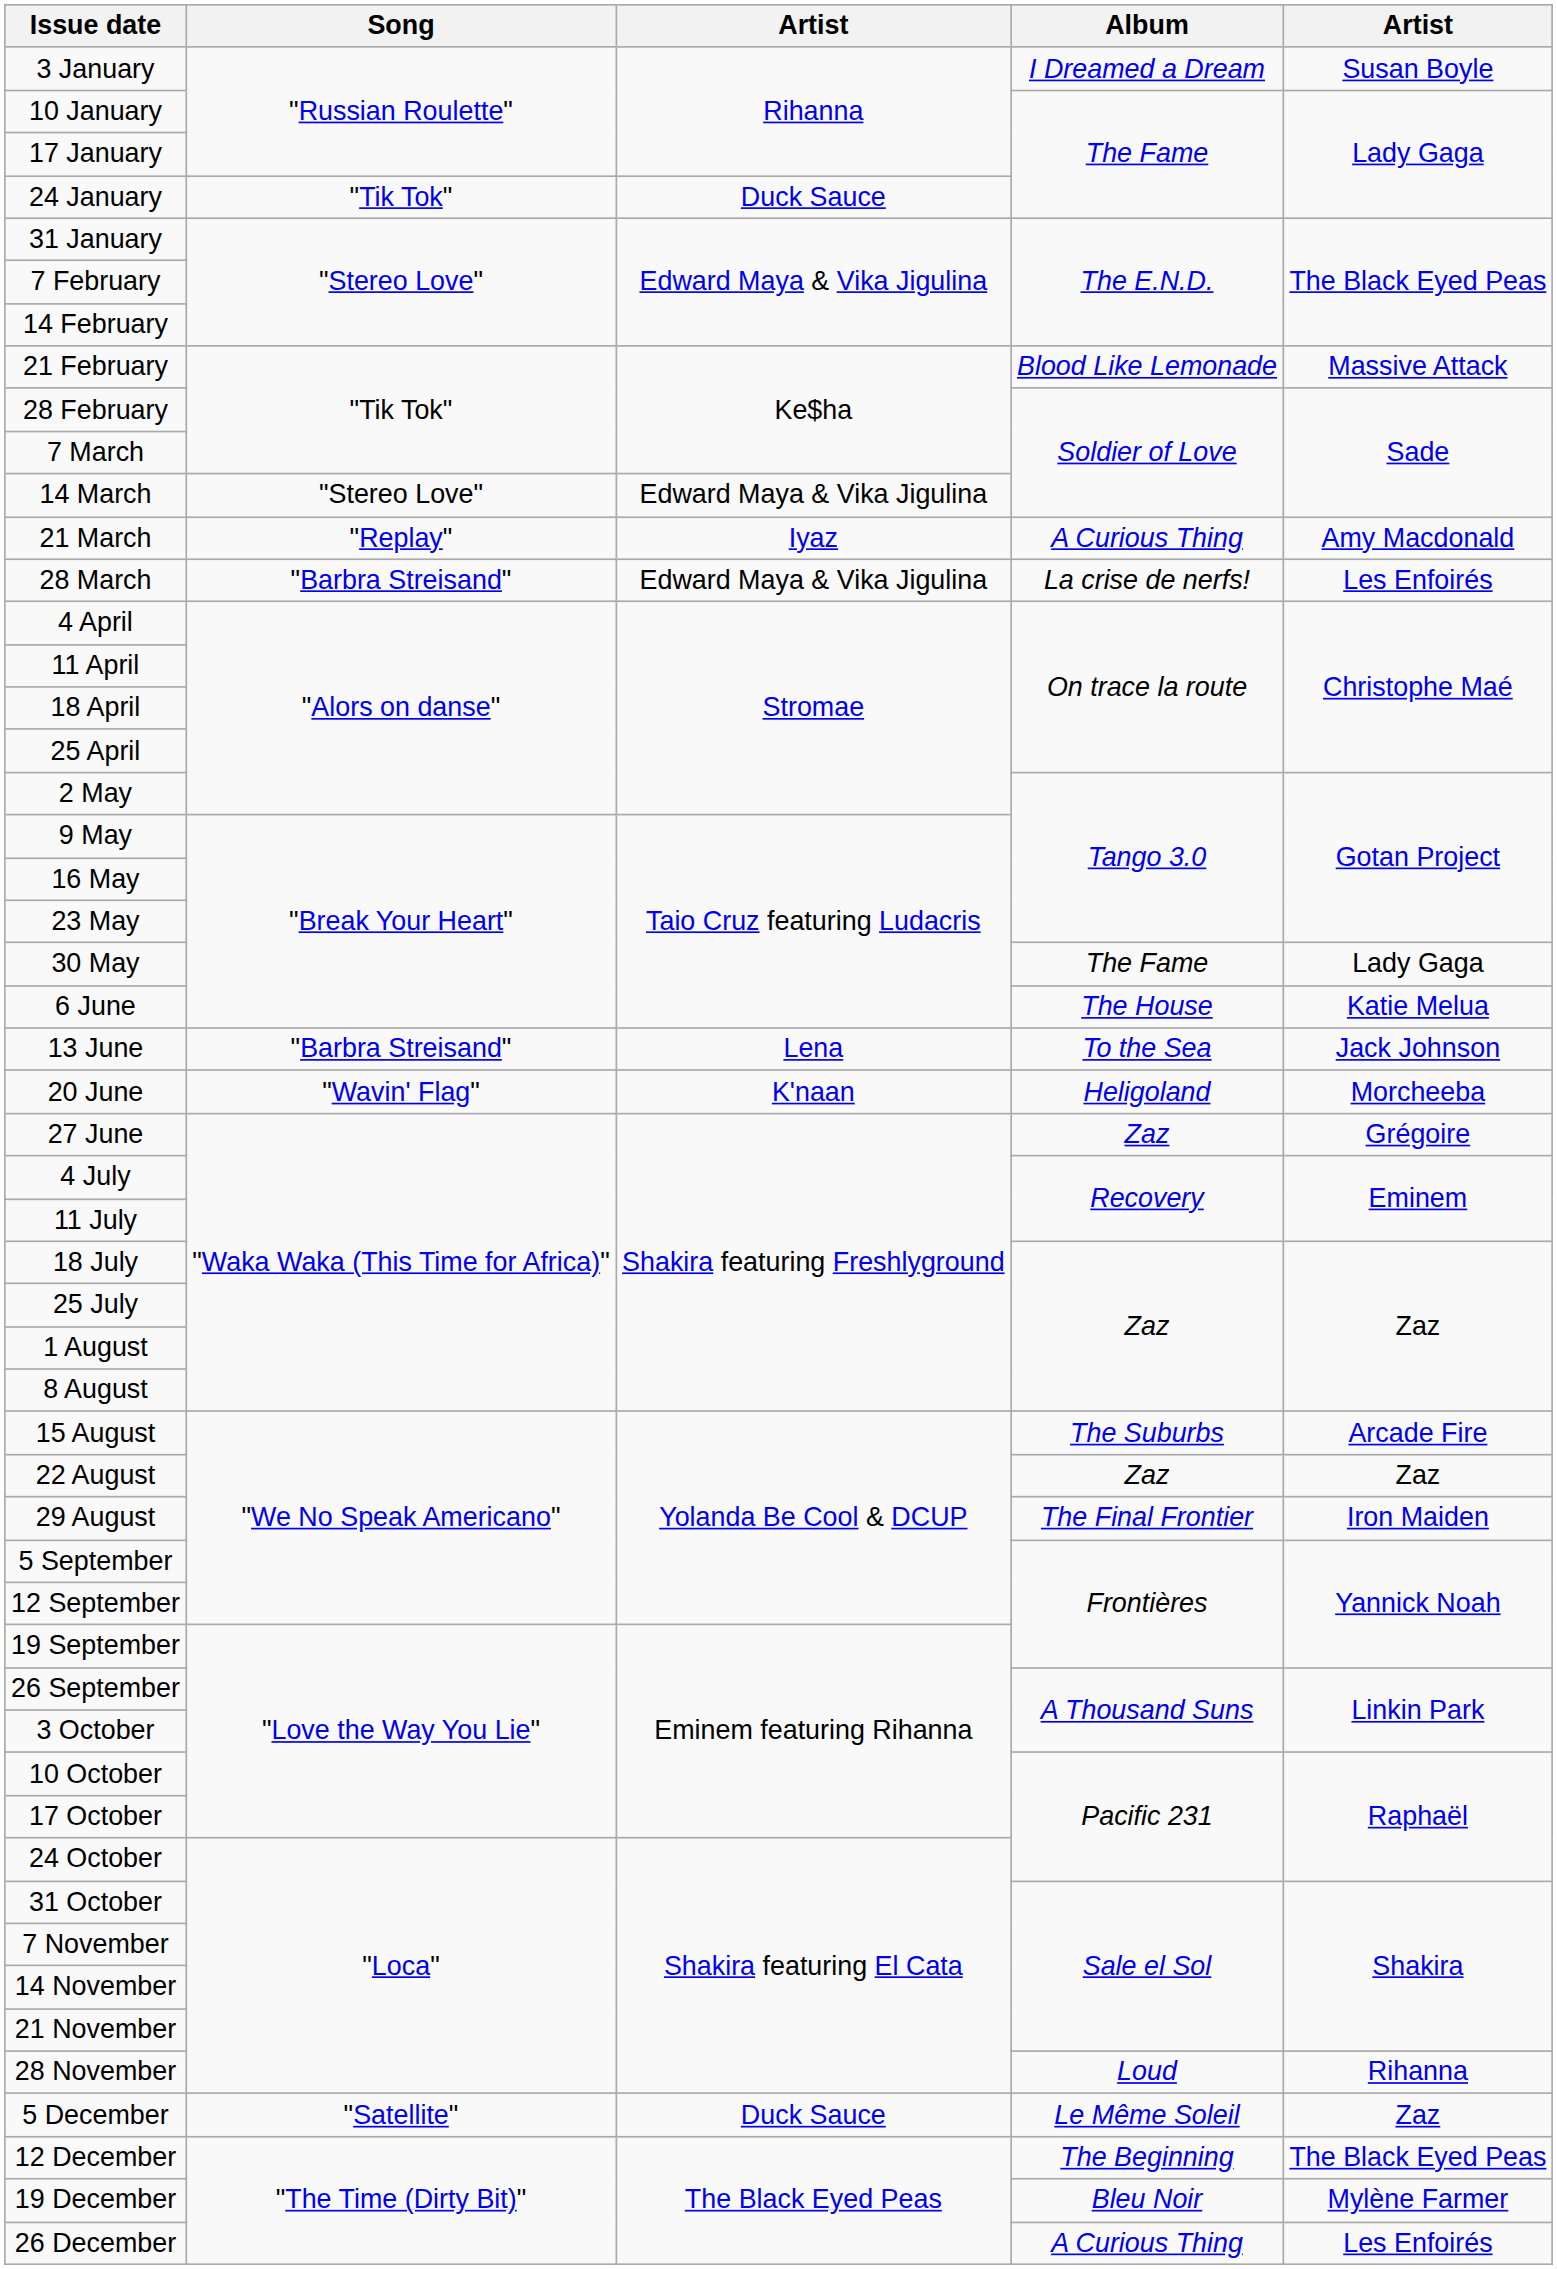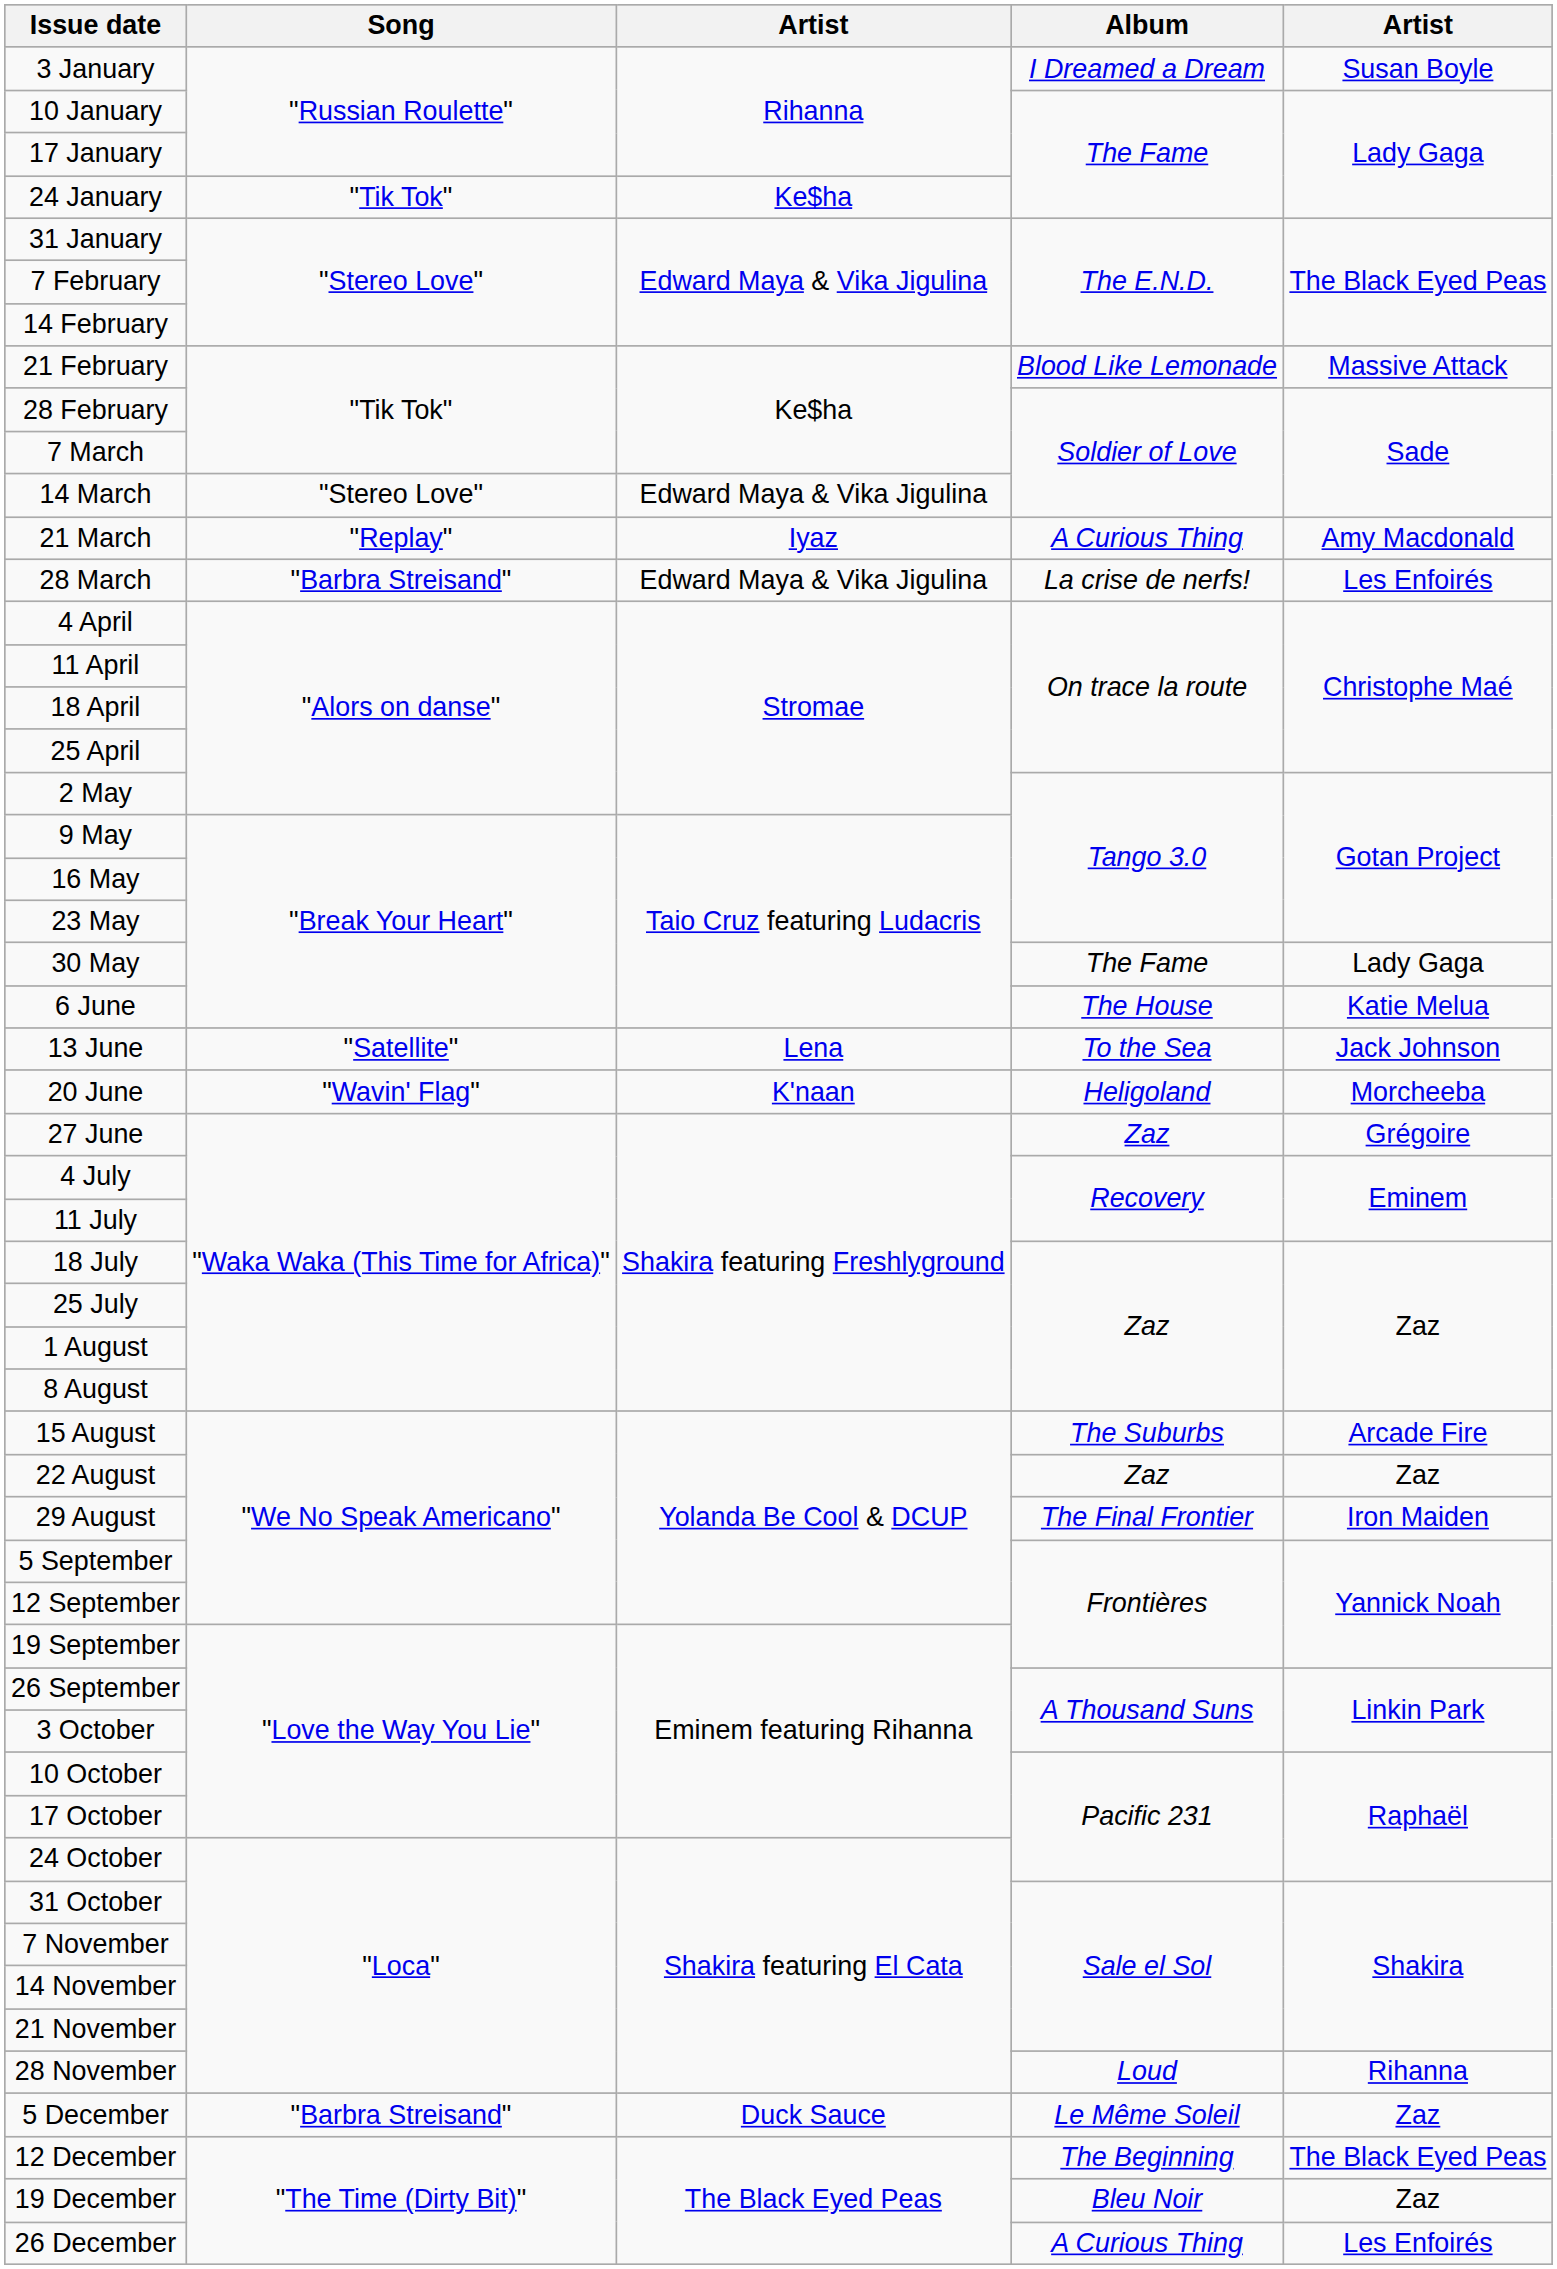(813, 196) Duck Sauce -> (813, 196) Ke$ha
(401, 1048) "Barbra Streisand" -> (401, 1048) "Satellite"
(401, 2114) "Satellite" -> (401, 2114) "Barbra Streisand"
(1418, 2199) Mylène Farmer -> (1418, 2199) Zaz
